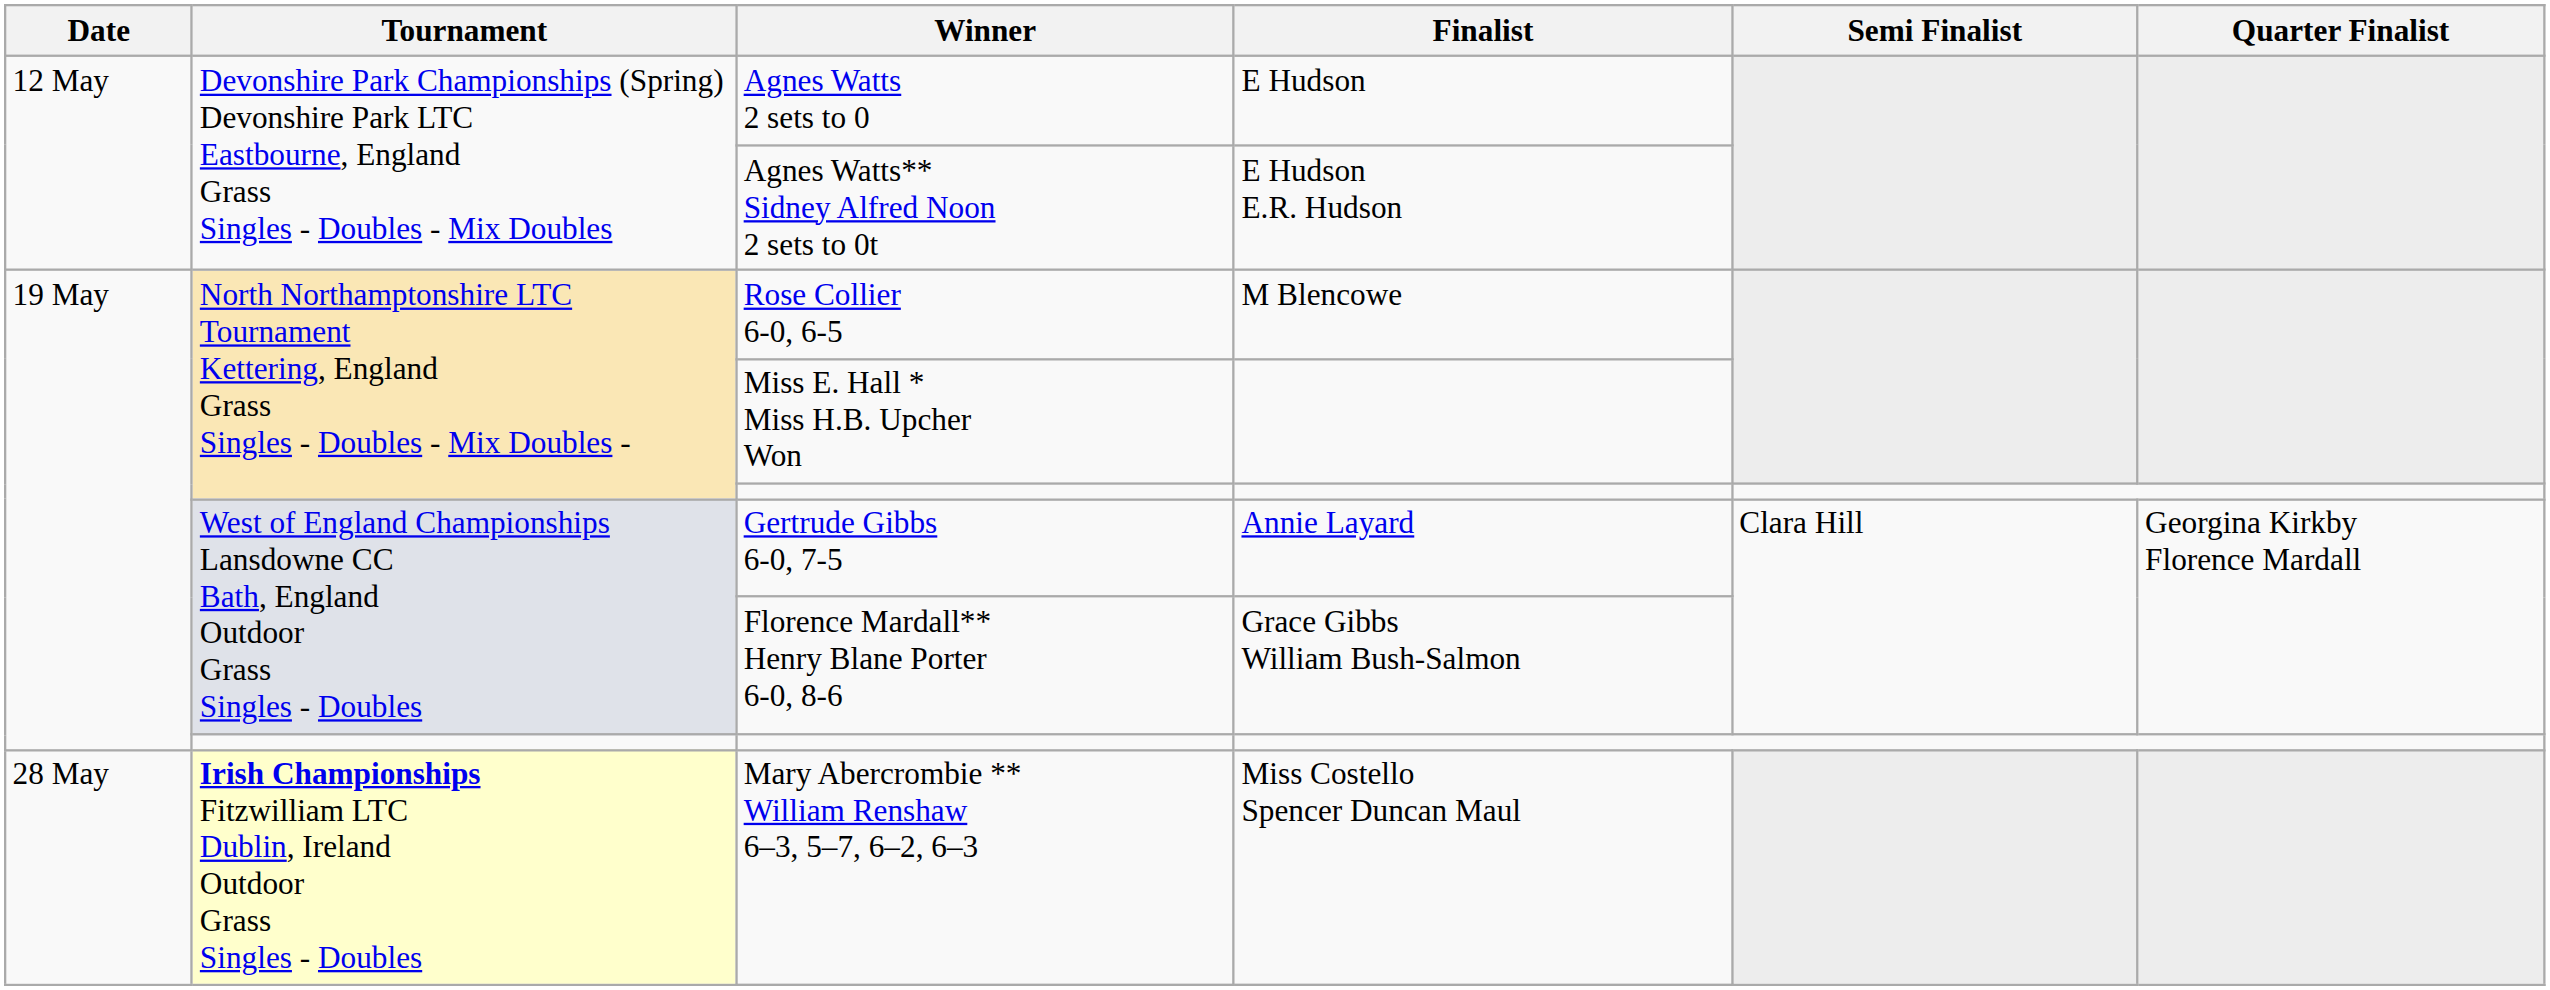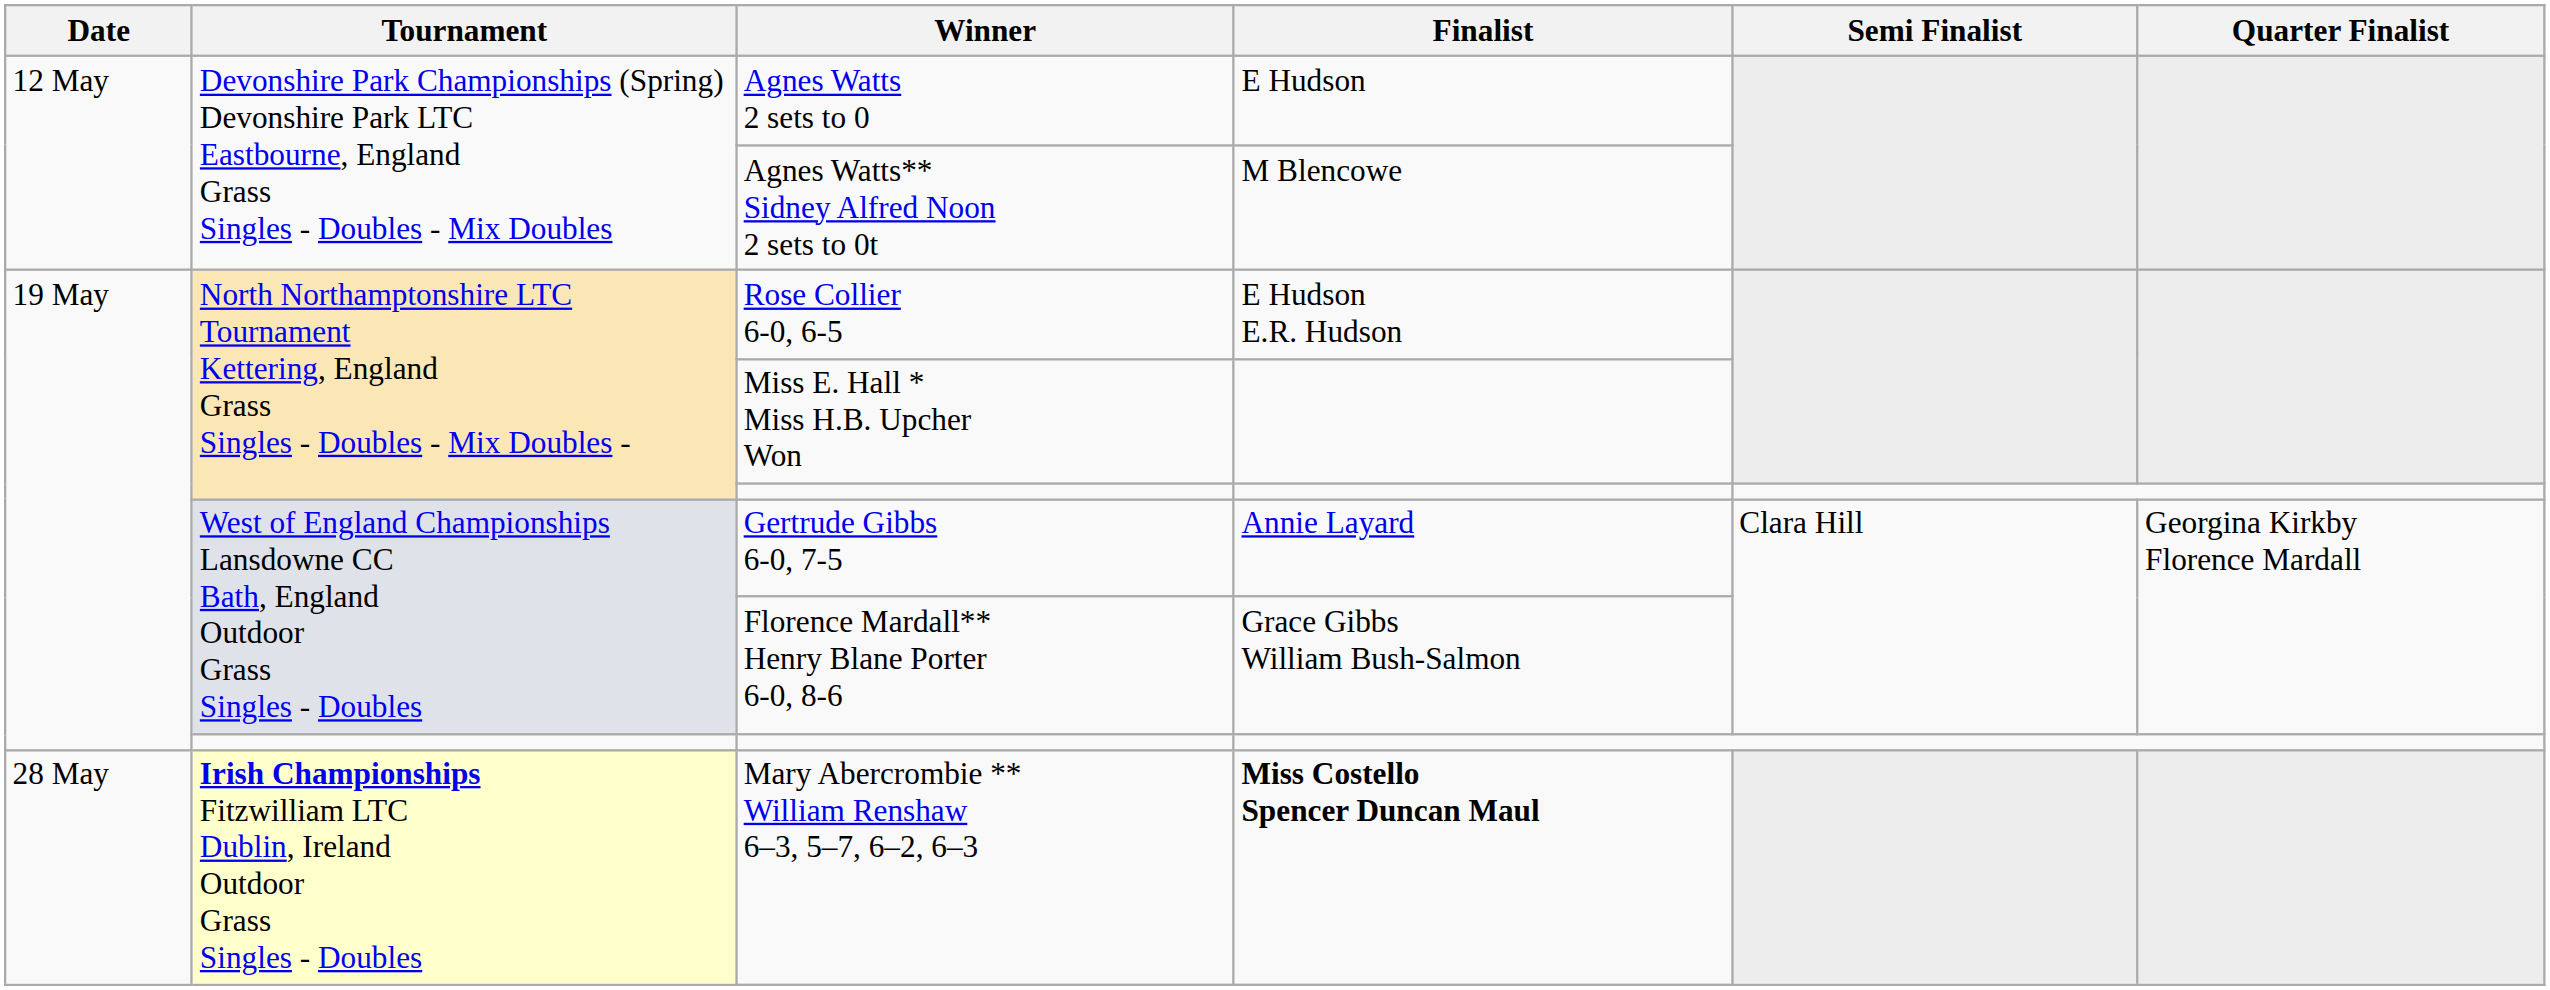(1322, 188) E Hudson E.R. Hudson -> (1322, 169) M Blencowe
(1322, 295) M Blencowe -> (1322, 313) E Hudson E.R. Hudson
(1381, 792) normal -> (1391, 792) bold
